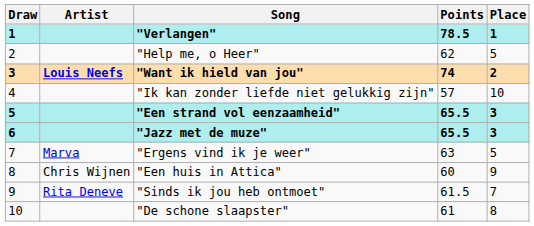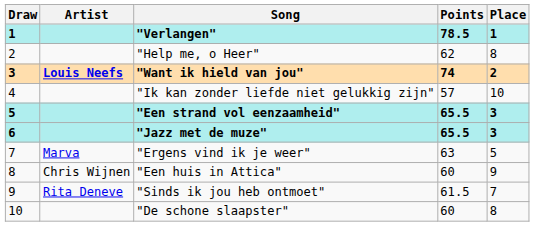(493, 54) 5 -> (493, 54) 8
(448, 211) 61 -> (448, 211) 60
